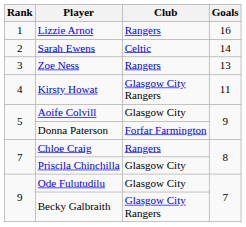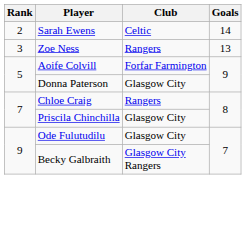- row: (66, 30)
- row: (68, 89)
(155, 113) Glasgow City -> (166, 65) Forfar Farmington
(166, 130) Forfar Farmington -> (155, 83) Glasgow City
